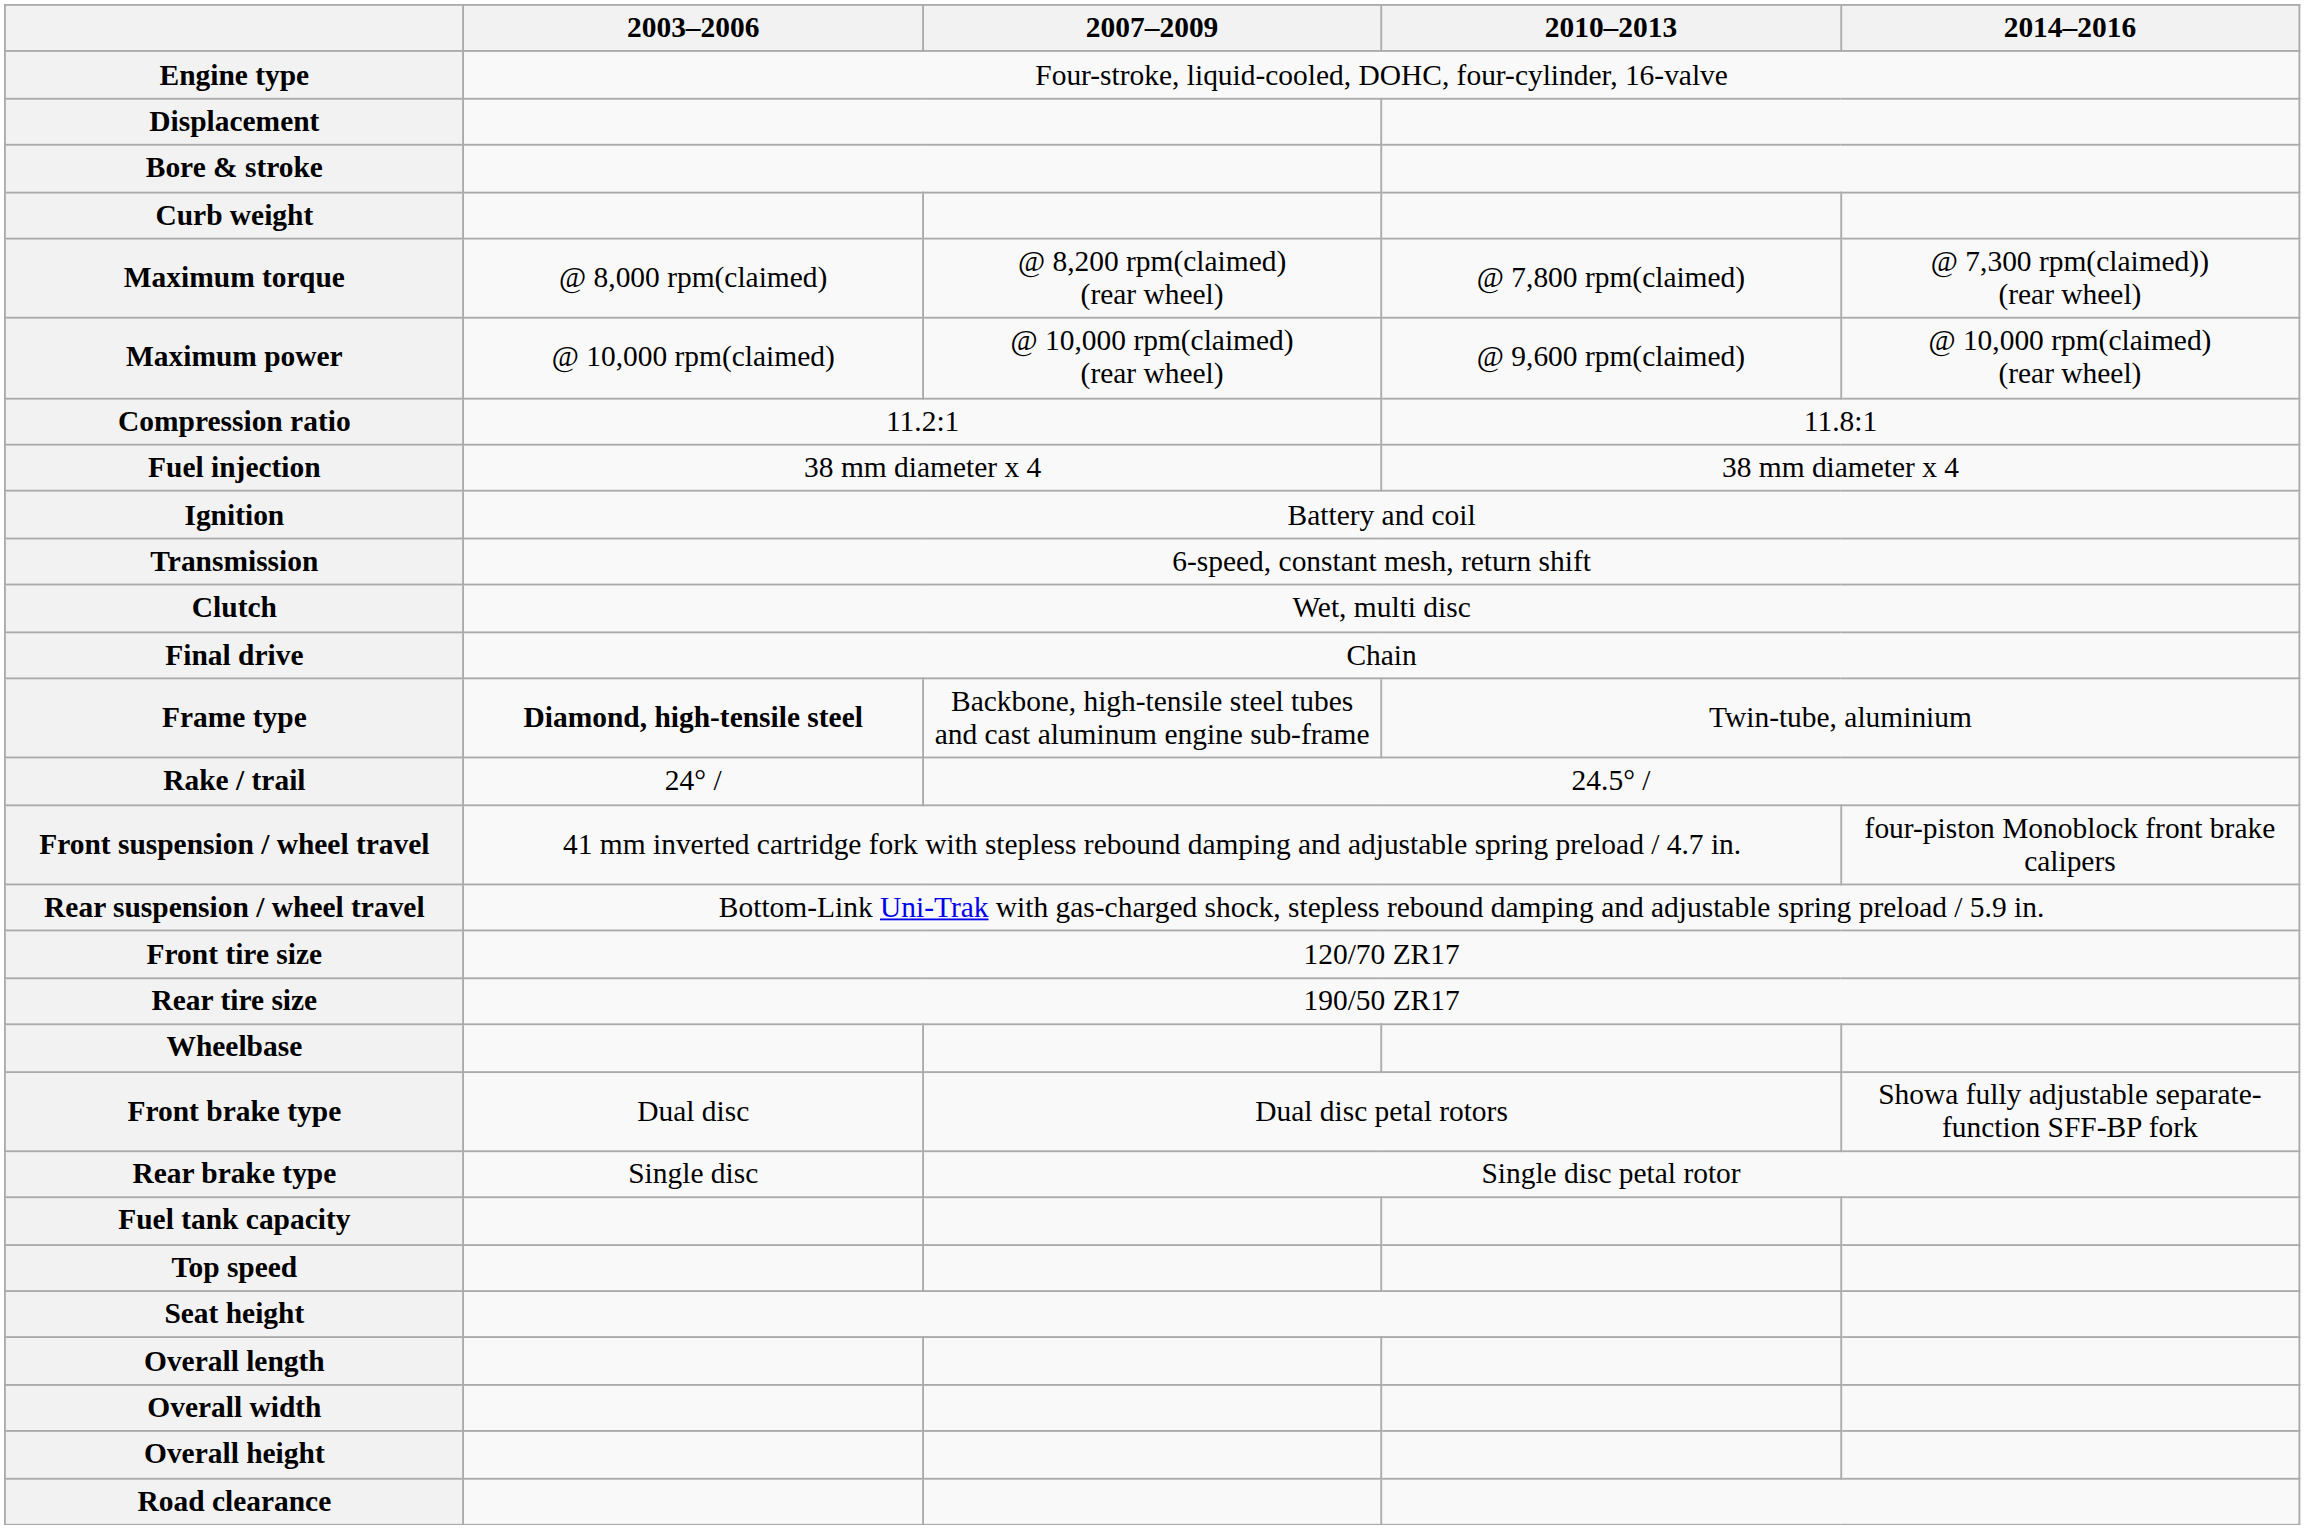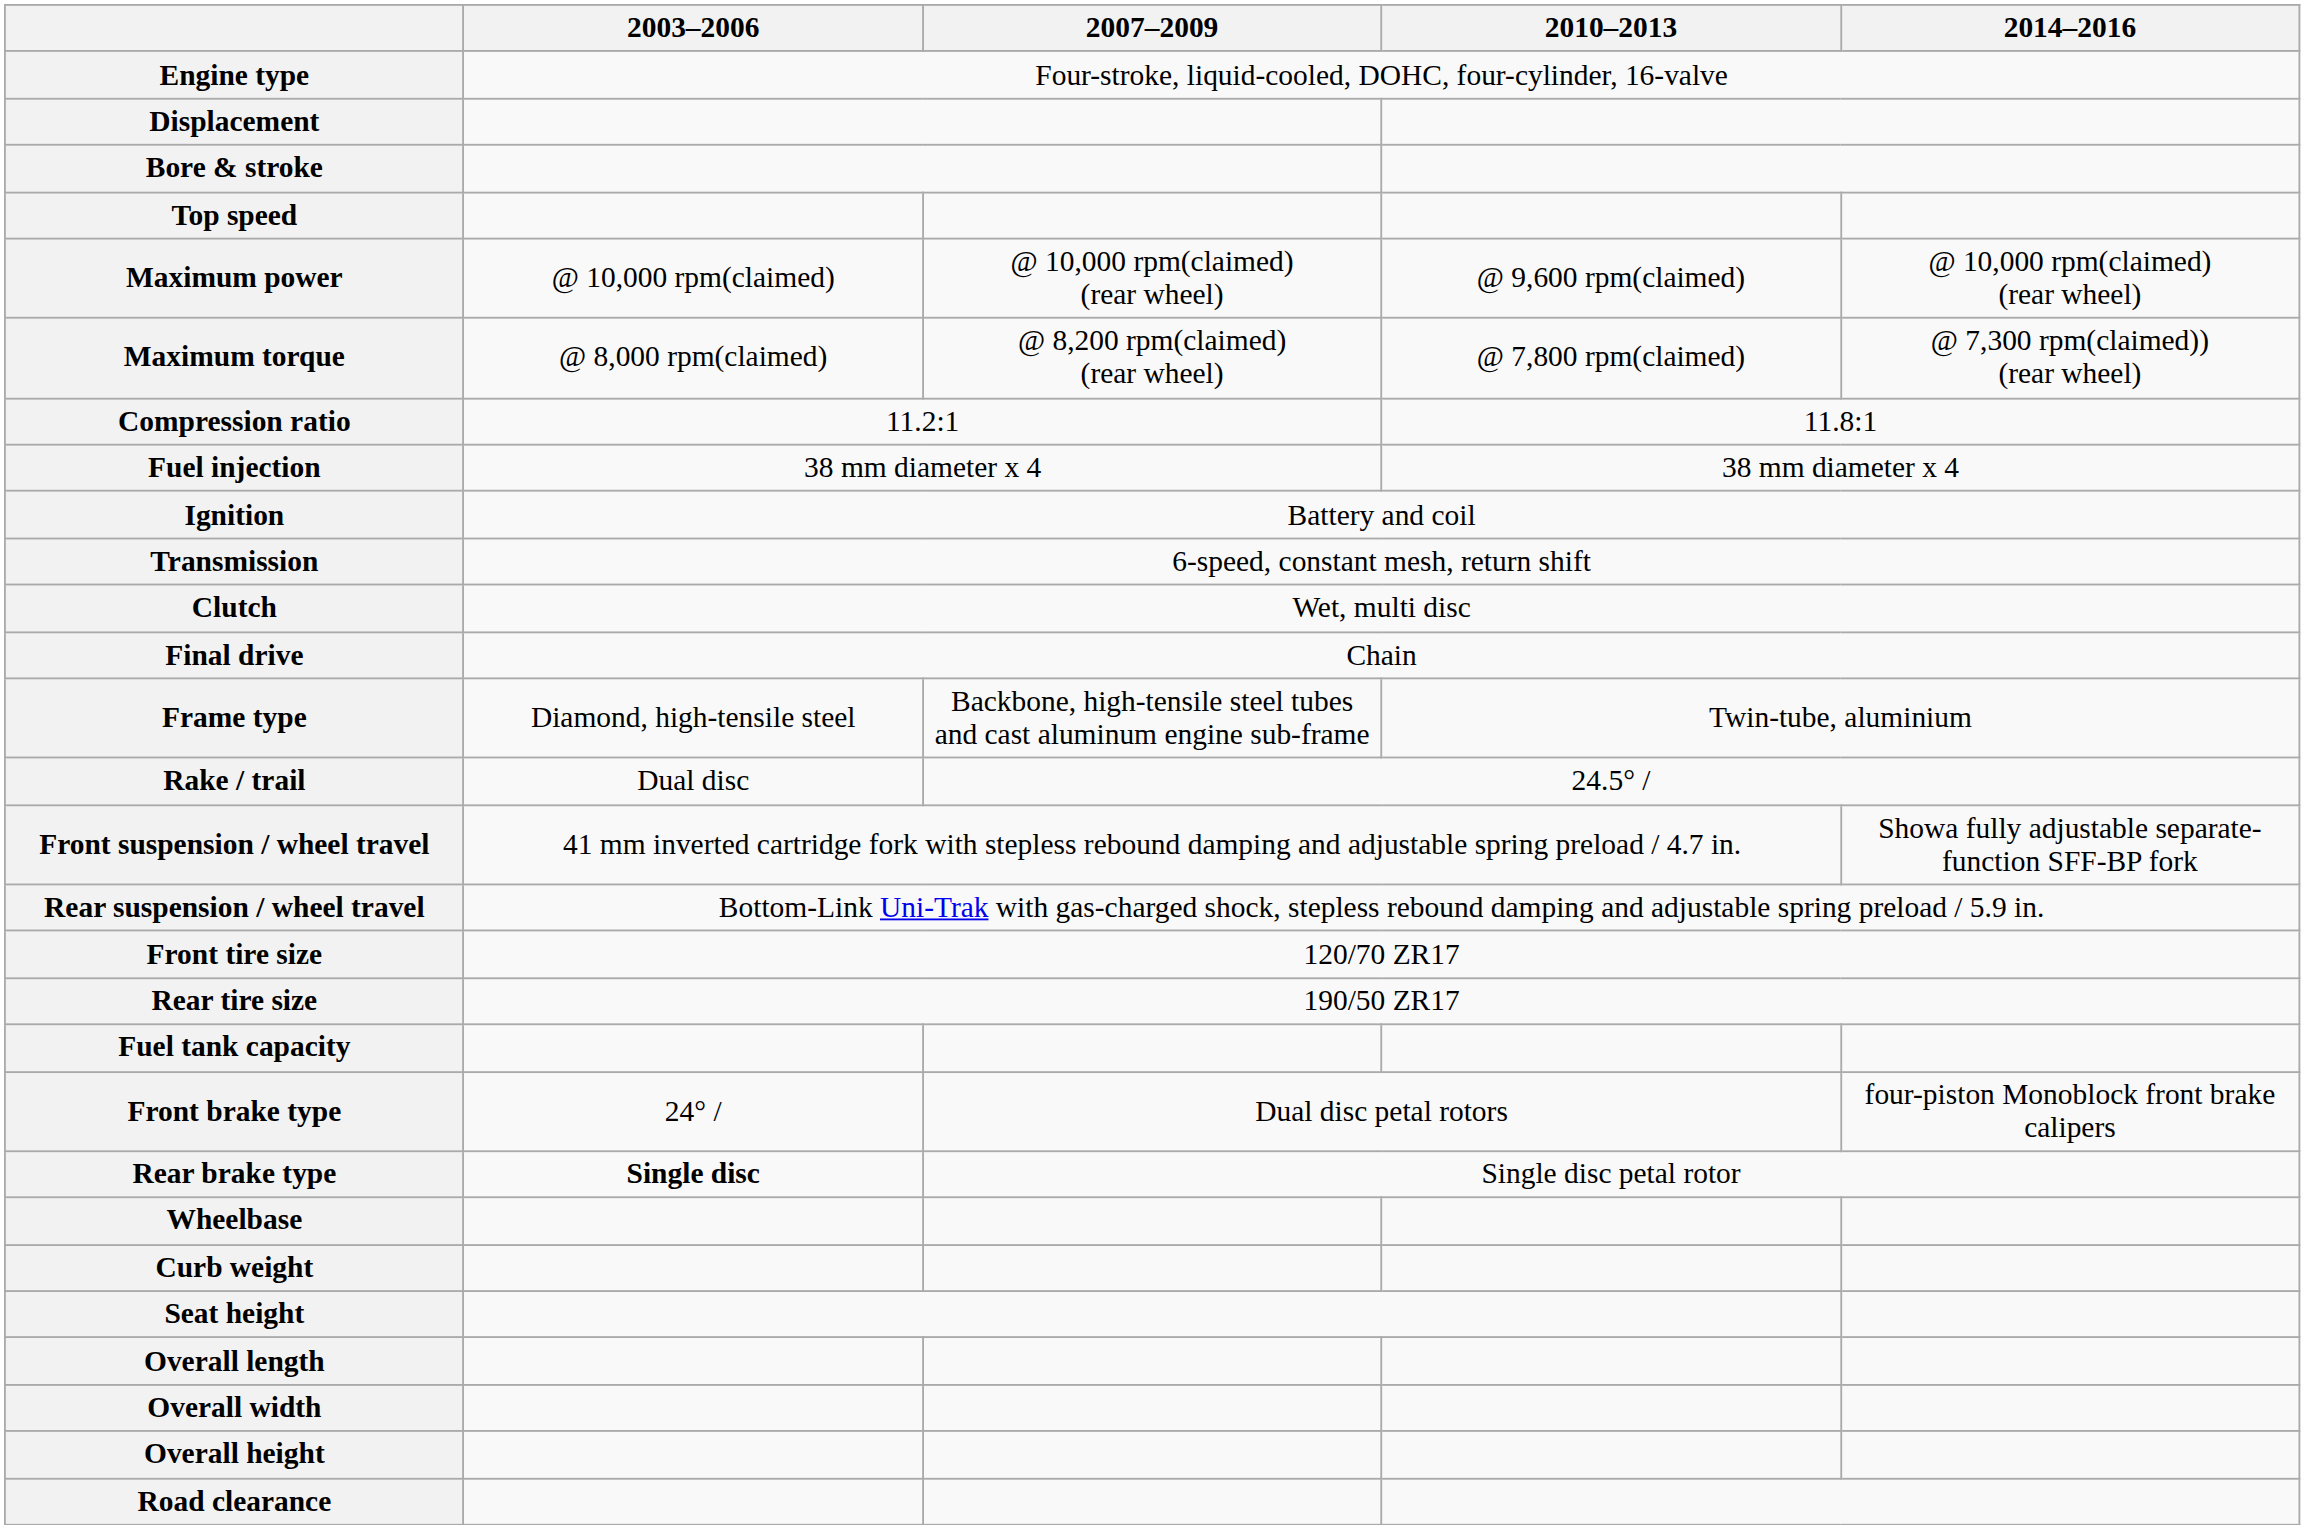rows swapped: (234, 1267) <-> (234, 214)
rows swapped: (234, 277) <-> (234, 357)
(693, 717) bold -> (693, 717) normal
(693, 780) 24° / -> (693, 780) Dual disc
(2070, 844) four-piston Monoblock front brake calipers -> (2070, 844) Showa fully adjustable separate-function SFF-BP fork
rows swapped: (234, 1047) <-> (234, 1220)
(693, 1110) Dual disc -> (693, 1110) 24° /
(2070, 1110) Showa fully adjustable separate-function SFF-BP fork -> (2070, 1110) four-piston Monoblock front brake calipers
(693, 1173) normal -> (693, 1173) bold
